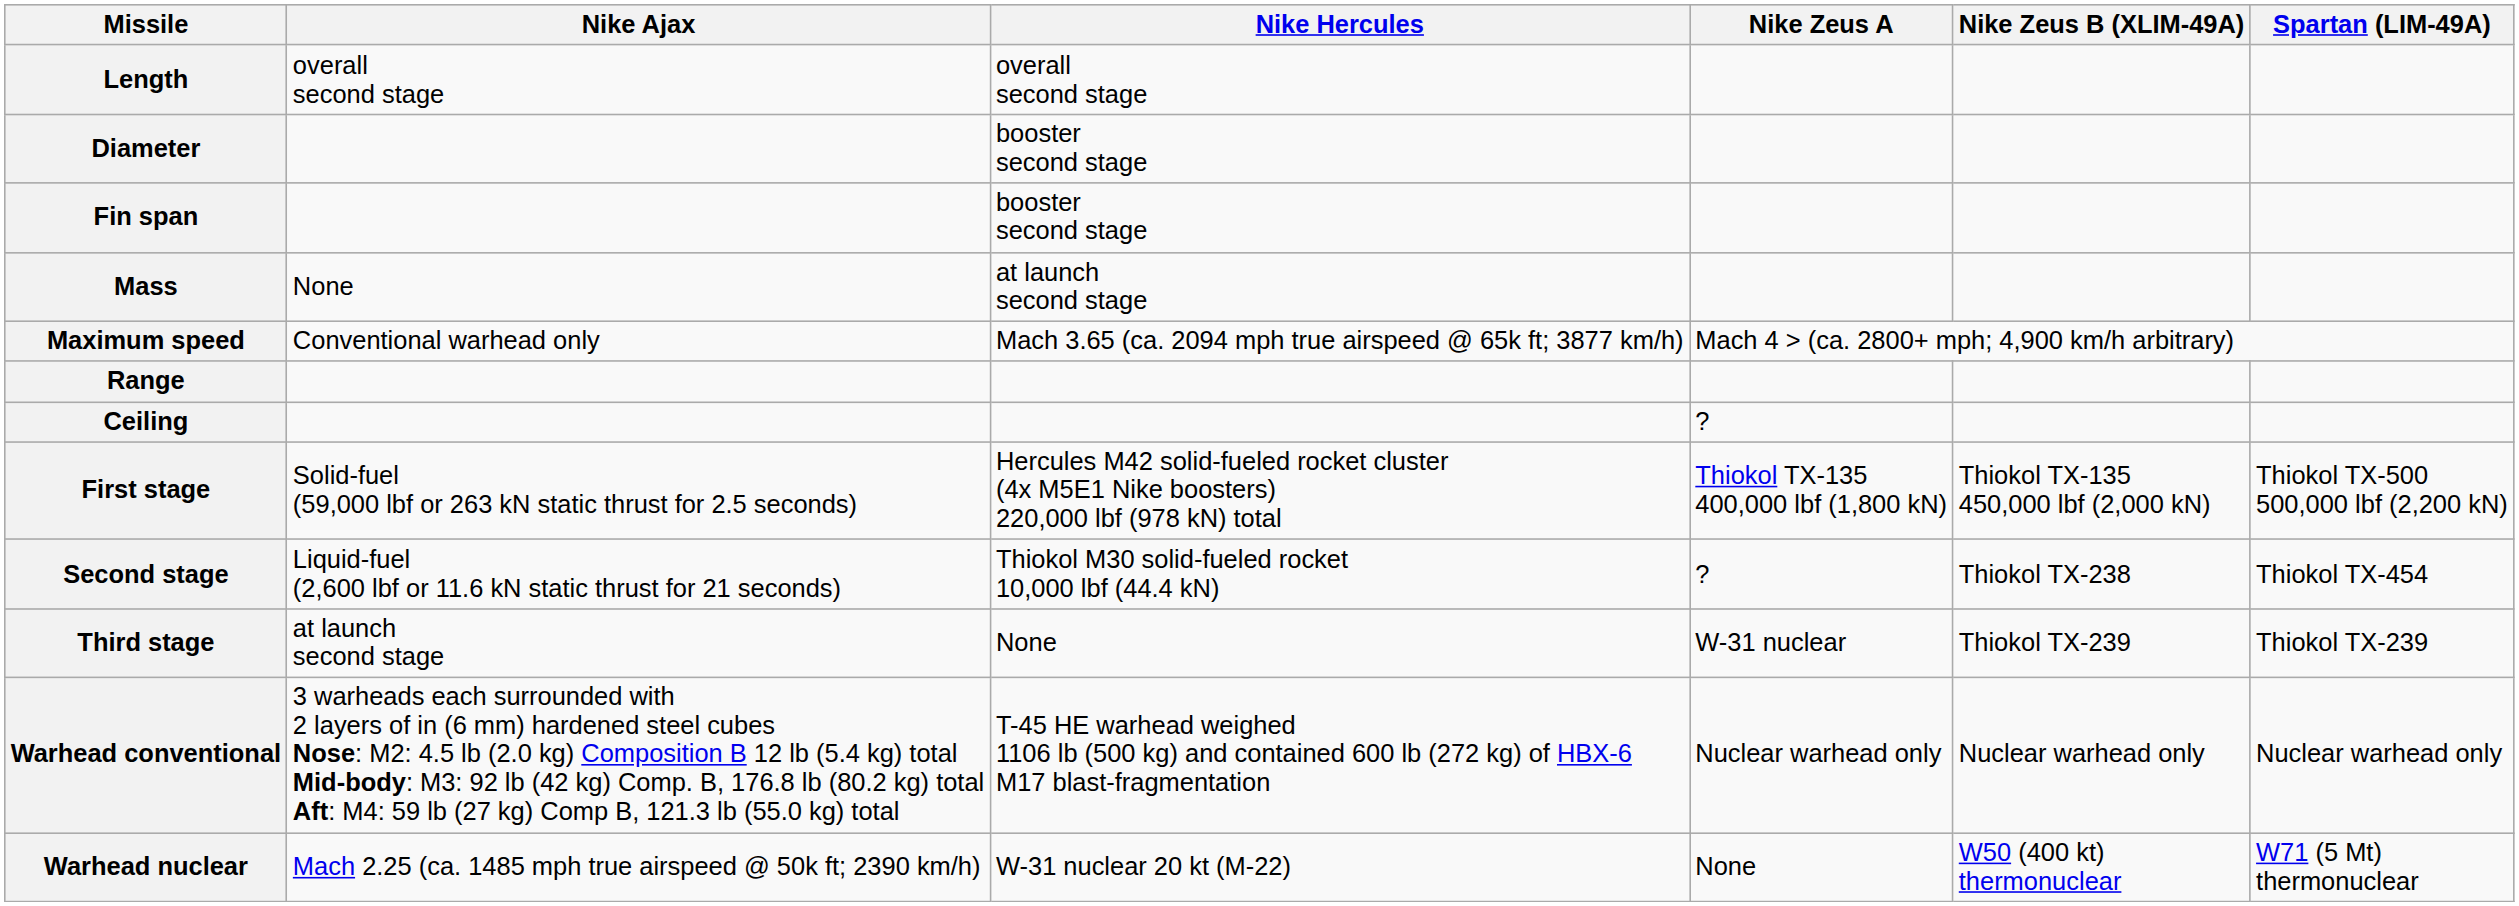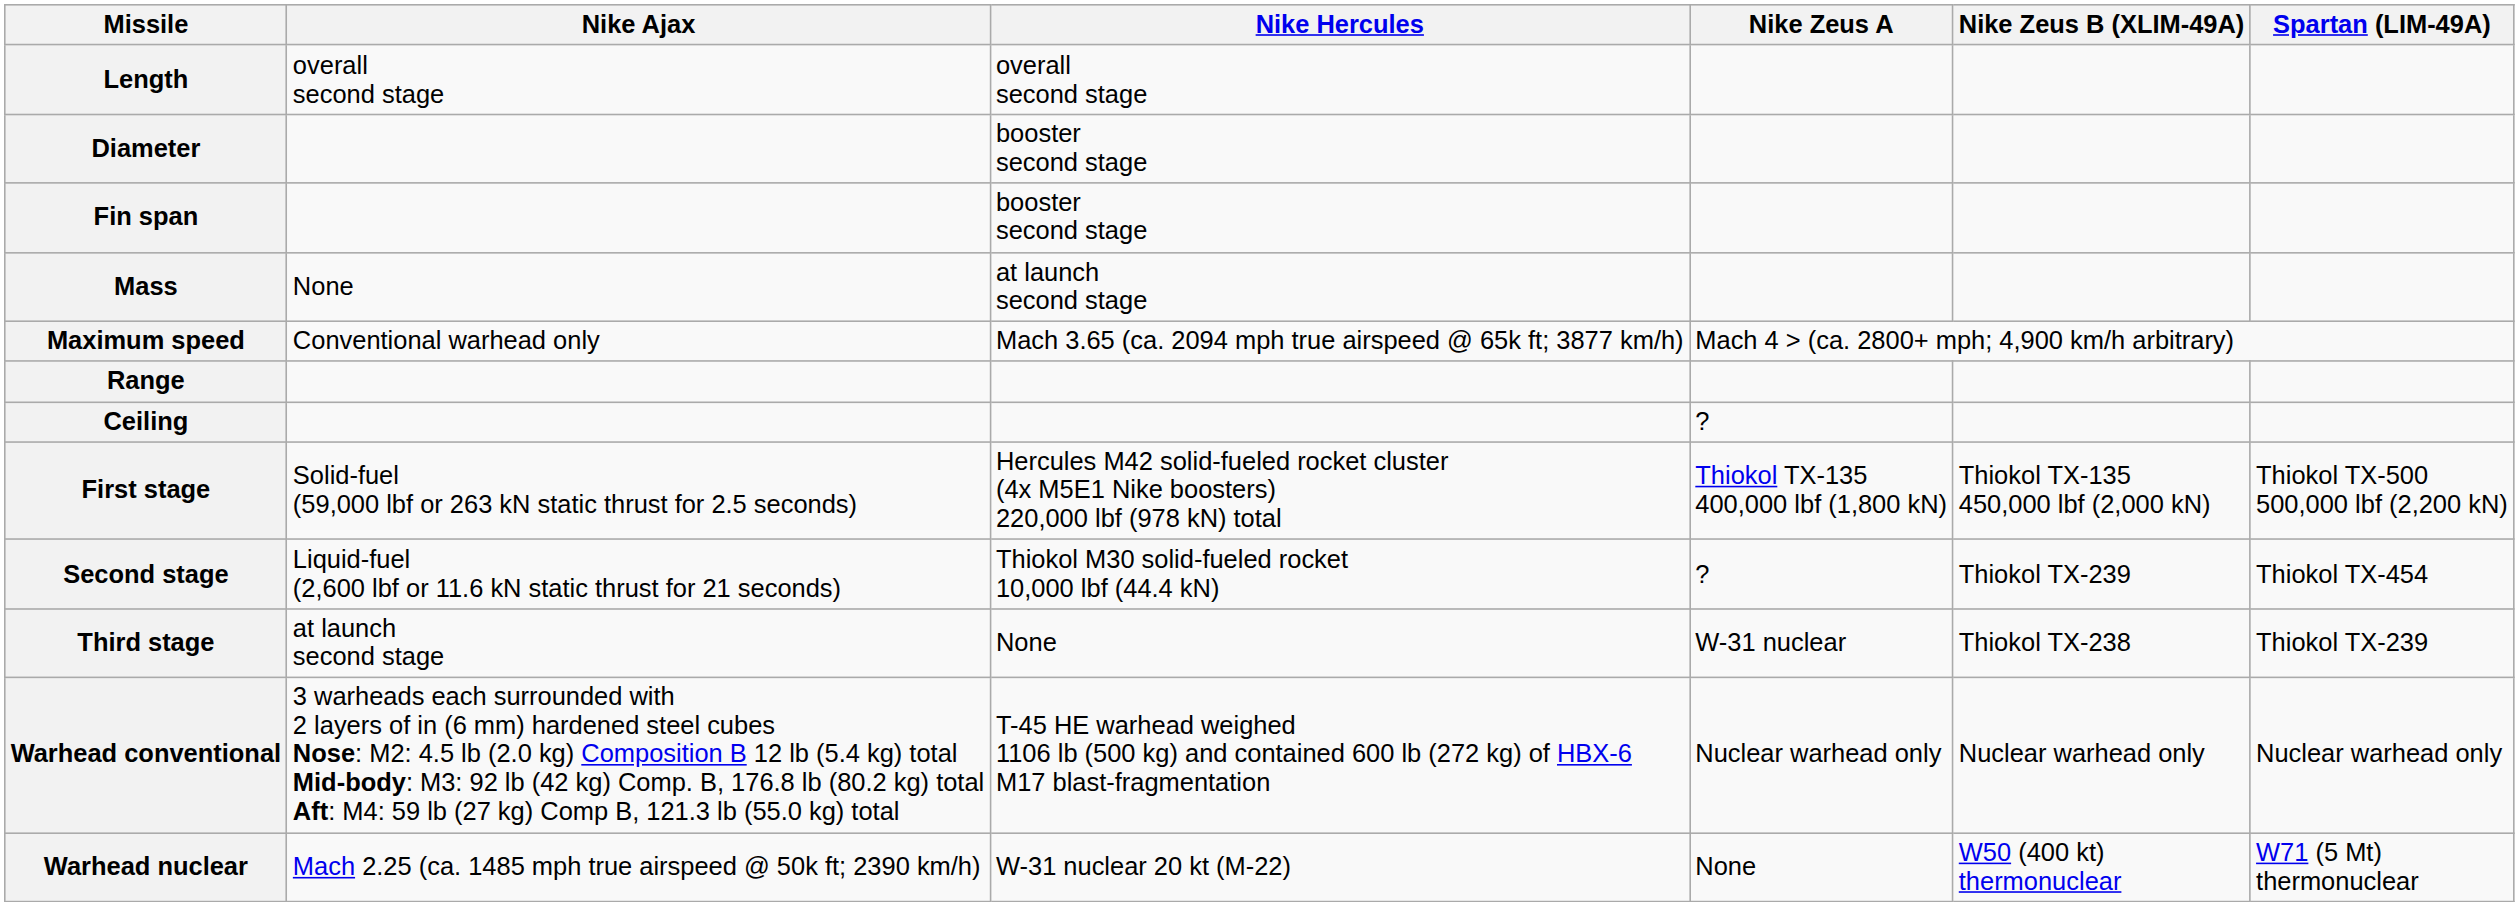(2045, 573) Thiokol TX-238 -> (2045, 573) Thiokol TX-239
(2045, 642) Thiokol TX-239 -> (2045, 642) Thiokol TX-238
